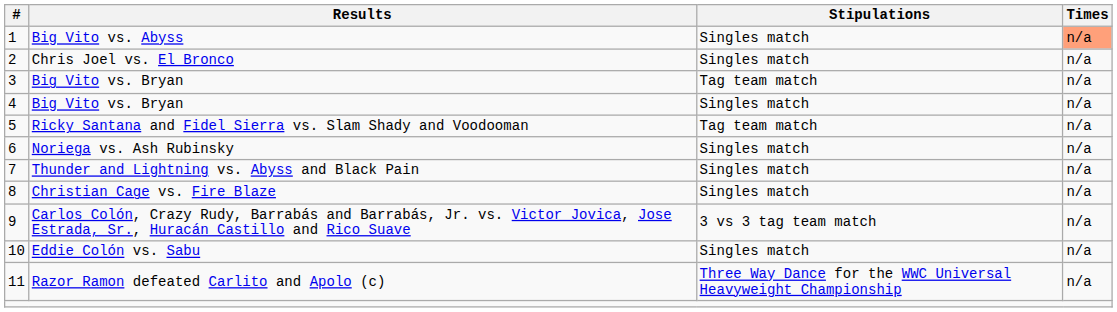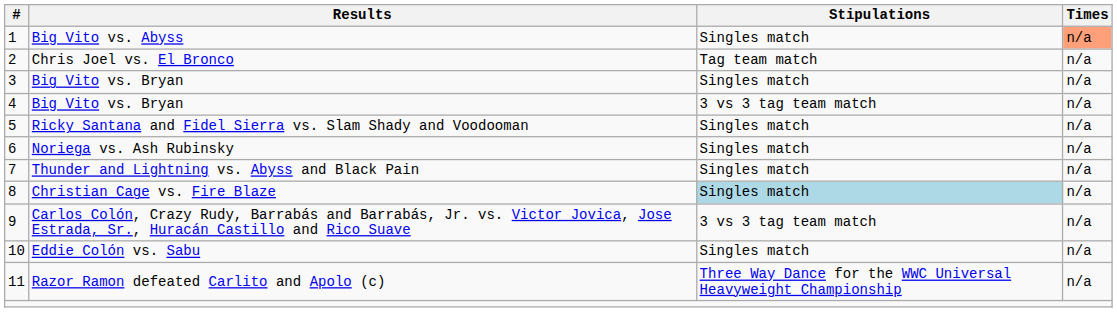(754, 60) Singles match -> (759, 60) Tag team match
(759, 82) Tag team match -> (754, 82) Singles match
(754, 104) Singles match -> (788, 104) 3 vs 3 tag team match
(759, 126) Tag team match -> (754, 126) Singles match
(754, 193) no background -> (754, 193) lightblue background
